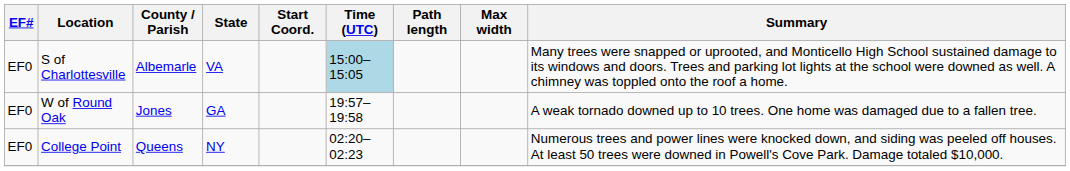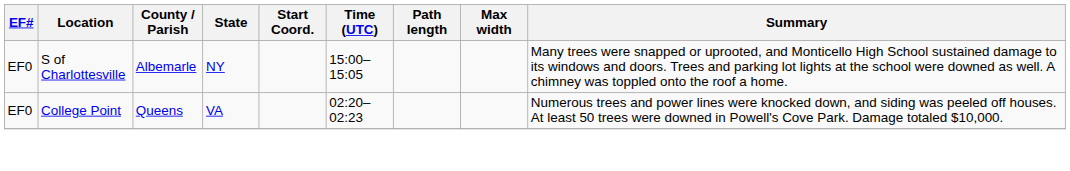(215, 66) VA -> (215, 66) NY
(350, 66) lightblue background -> (350, 66) no background
- row: (77, 110)
(215, 147) NY -> (215, 110) VA
